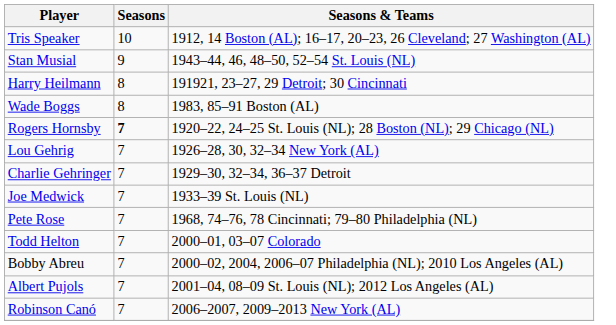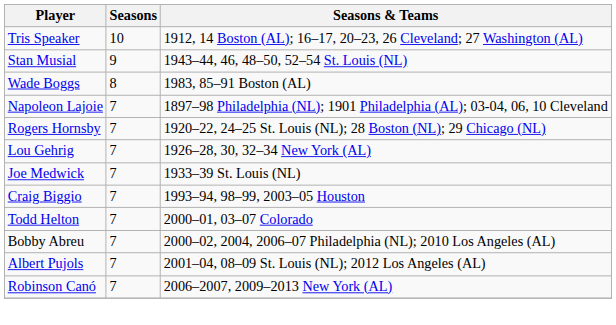- row: (54, 83)
+ row: (55, 106)
(121, 128) bold -> (113, 128) normal
- row: (59, 173)
- row: (36, 219)
+ row: (45, 196)
